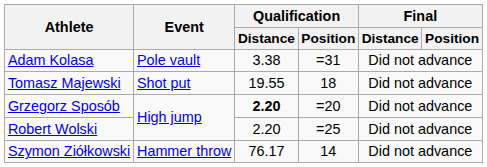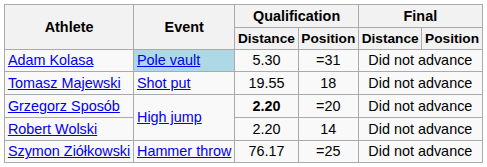(169, 60) no background -> (169, 60) lightblue background
(266, 60) 3.38 -> (266, 60) 5.30
(328, 129) =25 -> (328, 129) 14
(328, 151) 14 -> (328, 151) =25
